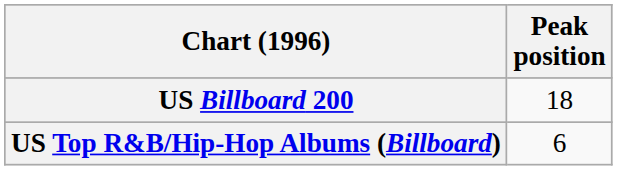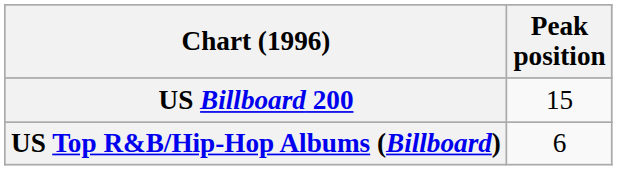(560, 99) 18 -> (560, 99) 15
